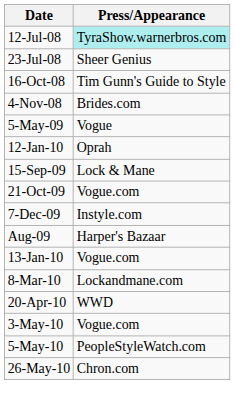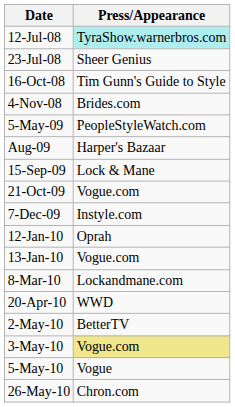(94, 125) Vogue -> (141, 125) PeopleStyleWatch.com
rows swapped: (29, 236) <-> (35, 147)
+ row: (35, 324)
(108, 324) no background -> (108, 346) khaki background
(141, 346) PeopleStyleWatch.com -> (94, 368) Vogue
